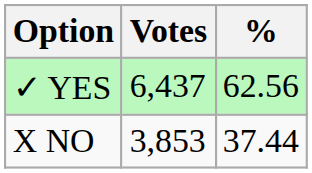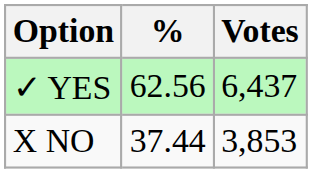columns swapped: (168, 31) <-> (261, 31)
